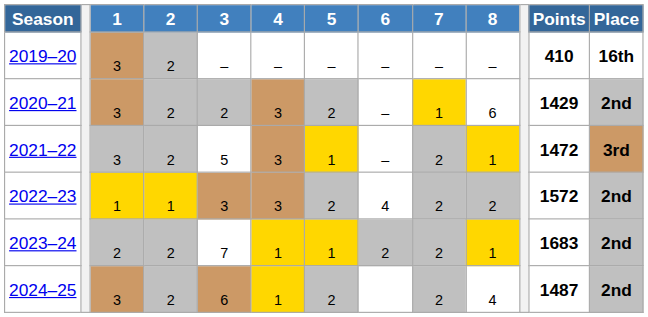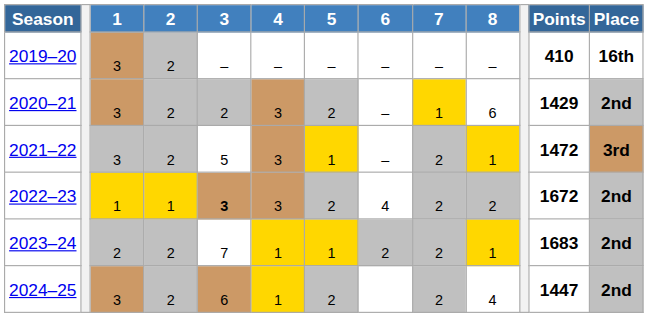(224, 207) normal -> (224, 206) bold
(559, 196) 1572 -> (559, 196) 1672
(559, 290) 1487 -> (559, 290) 1447
